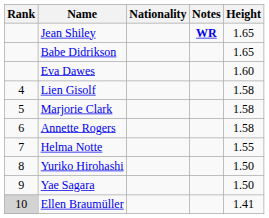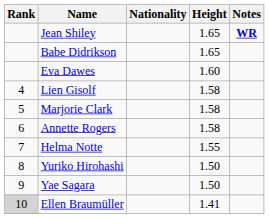columns swapped: (244, 14) <-> (206, 14)
